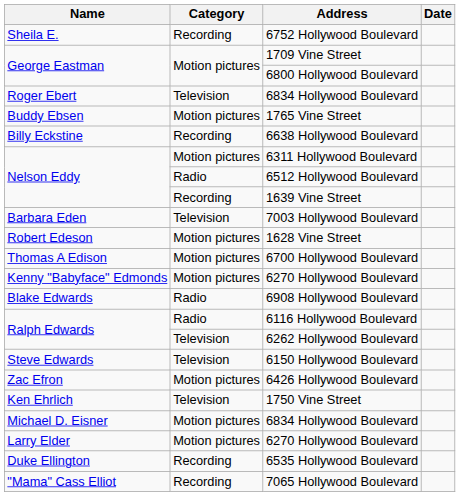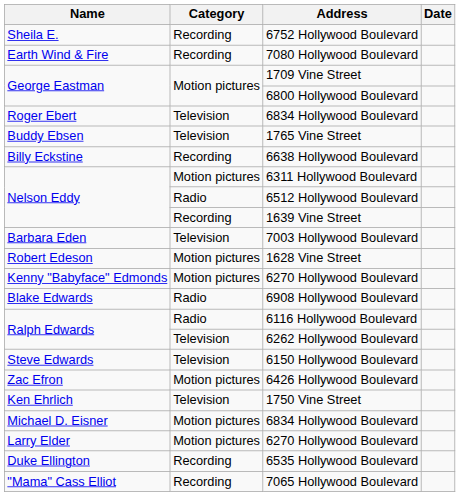+ row: (58, 55)
(217, 116) Motion pictures -> (201, 136) Television
- row: (57, 258)
